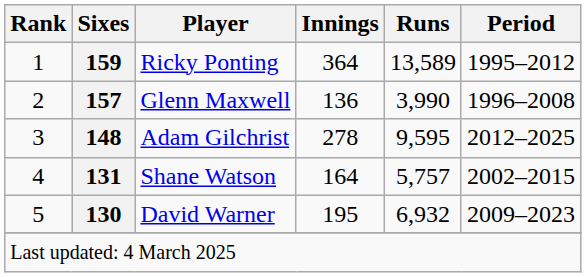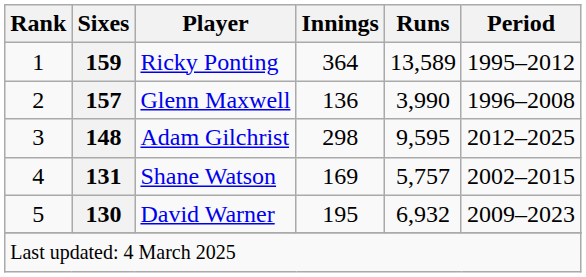(340, 137) 278 -> (340, 137) 298
(340, 175) 164 -> (340, 175) 169
